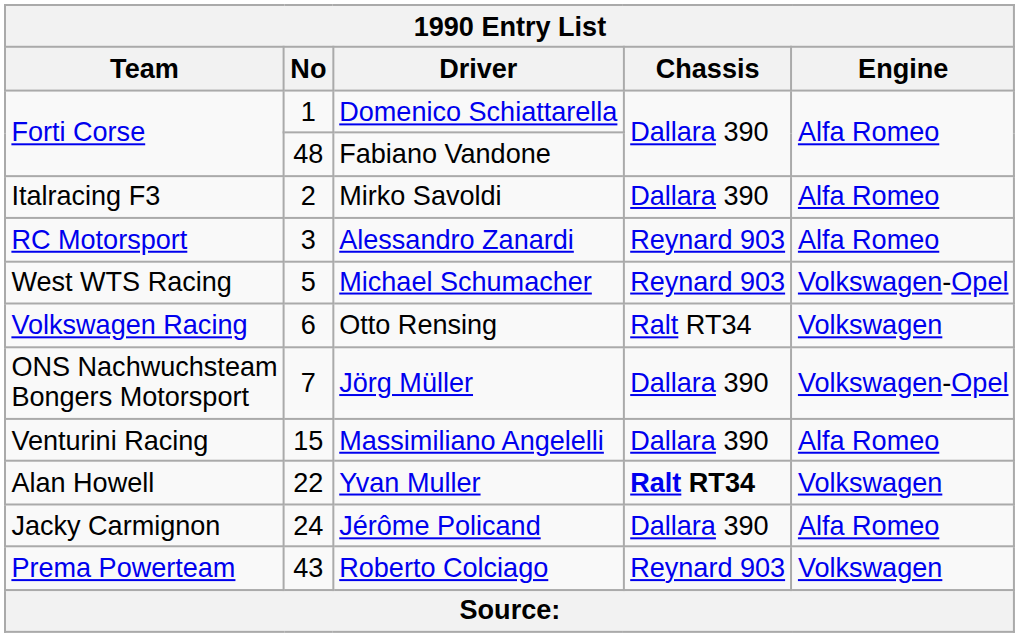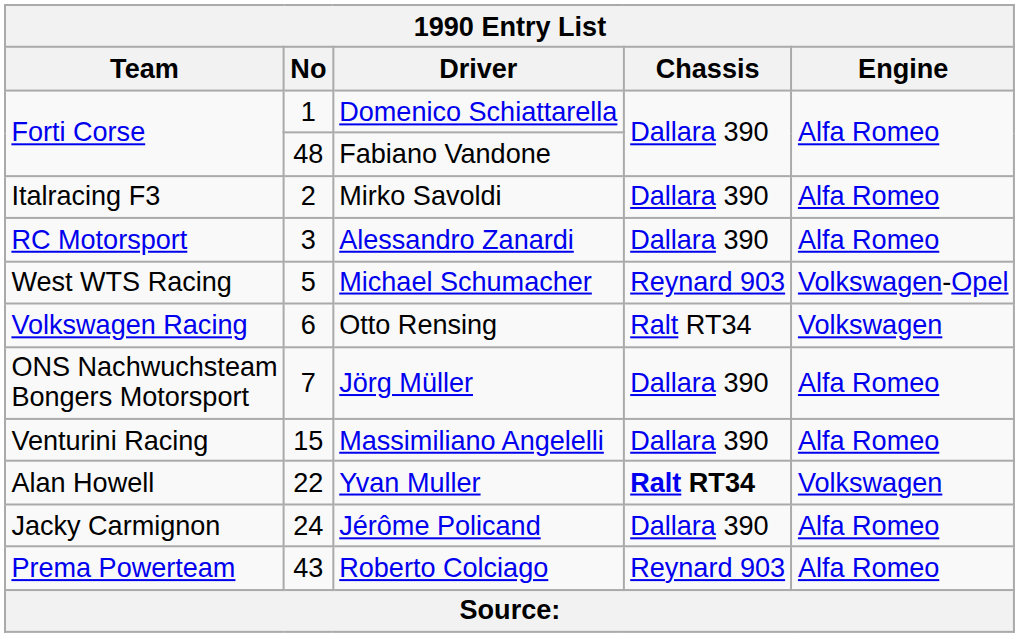(708, 239) Reynard 903 -> (699, 239) Dallara 390
(903, 382) Volkswagen-Opel -> (869, 382) Alfa Romeo
(870, 568) Volkswagen -> (869, 568) Alfa Romeo
